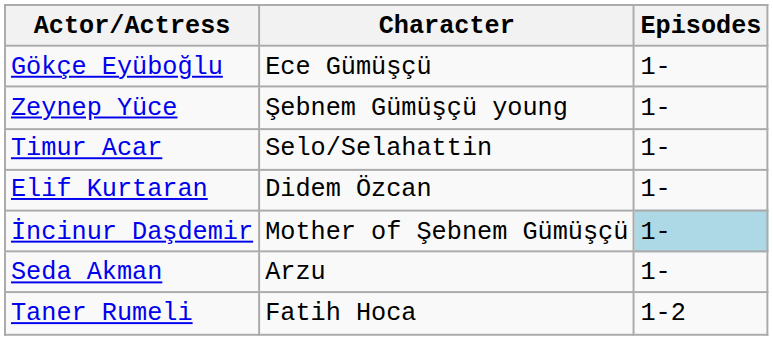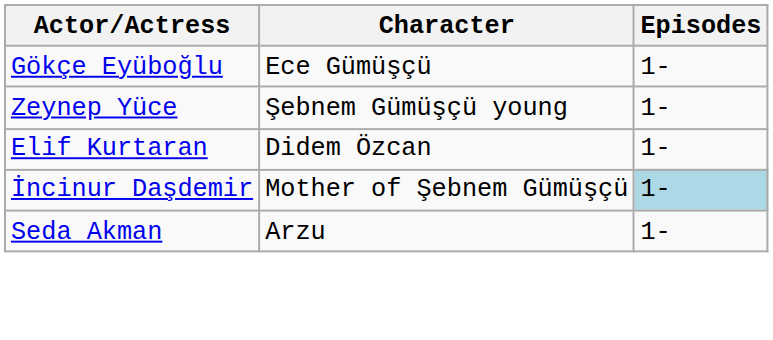- row: (87, 149)
- row: (102, 313)
